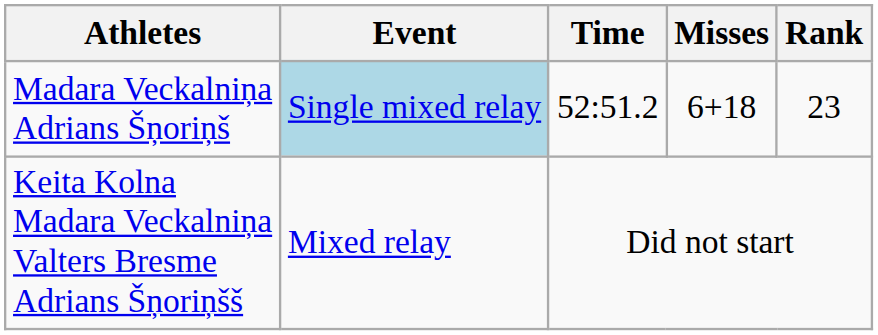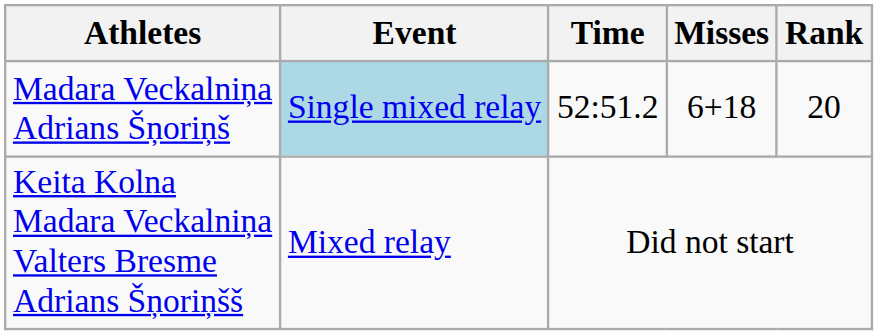(824, 107) 23 -> (824, 107) 20
